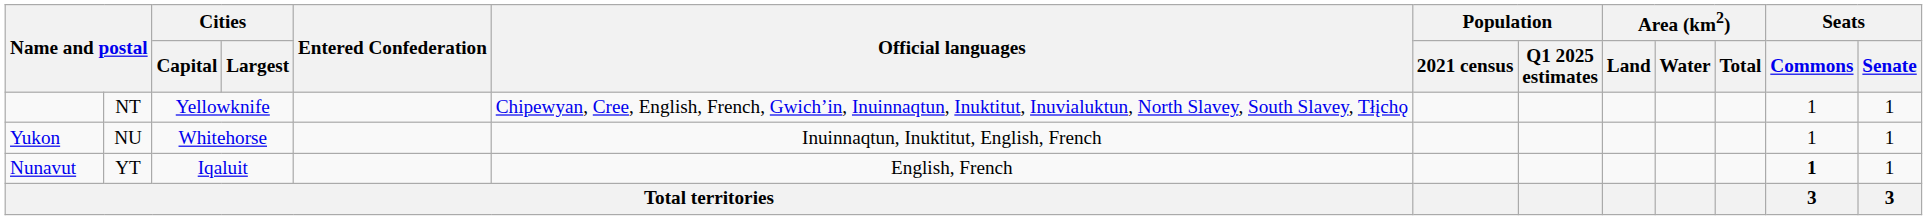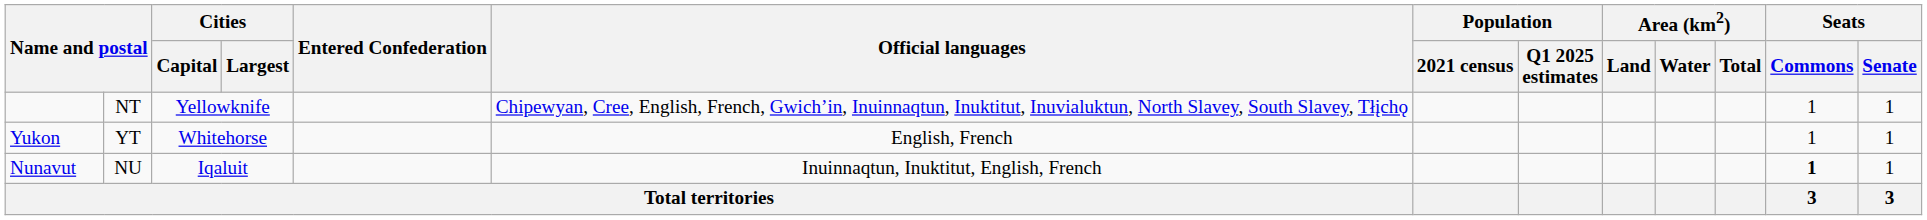(128, 137) NU -> (128, 137) YT
(952, 137) Inuinnaqtun, Inuktitut, English, French -> (952, 137) English, French
(128, 168) YT -> (128, 168) NU
(952, 168) English, French -> (952, 168) Inuinnaqtun, Inuktitut, English, French
